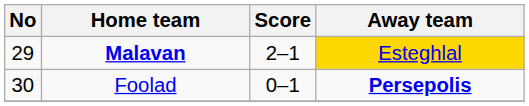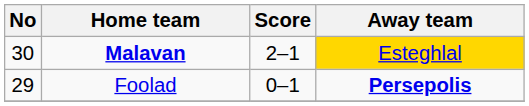(23, 52) 29 -> (23, 52) 30
(23, 85) 30 -> (23, 85) 29
